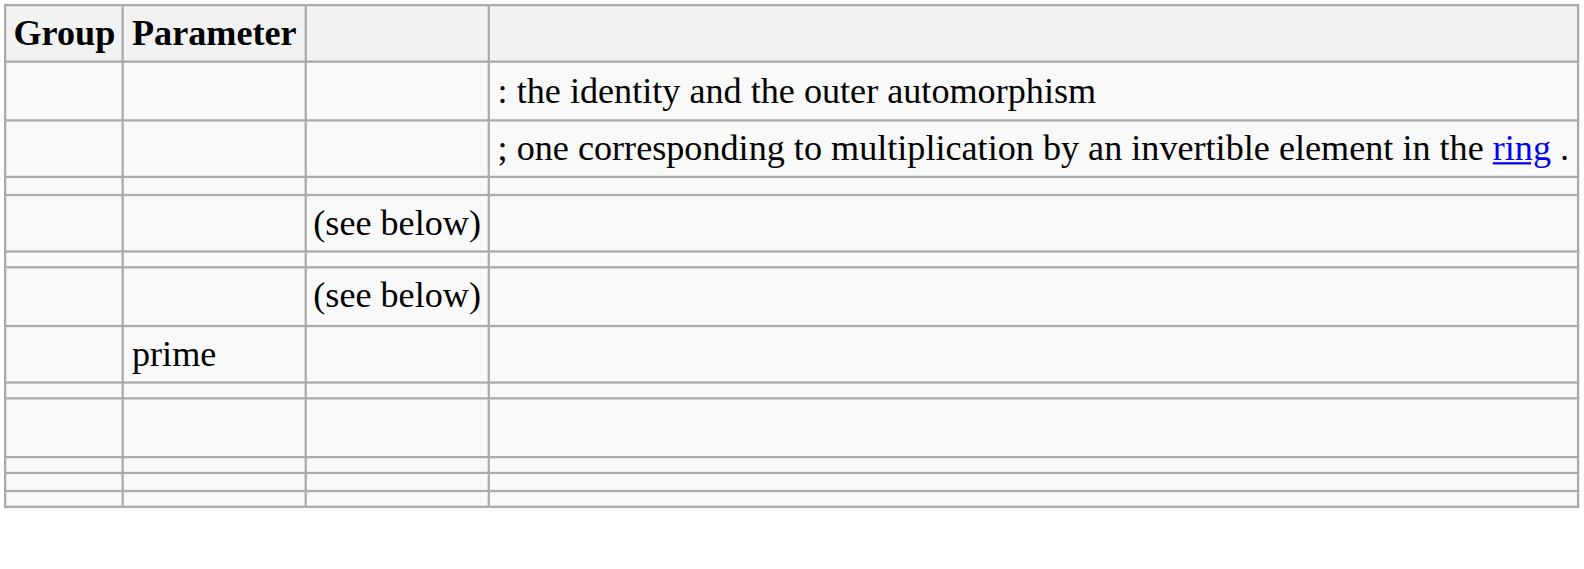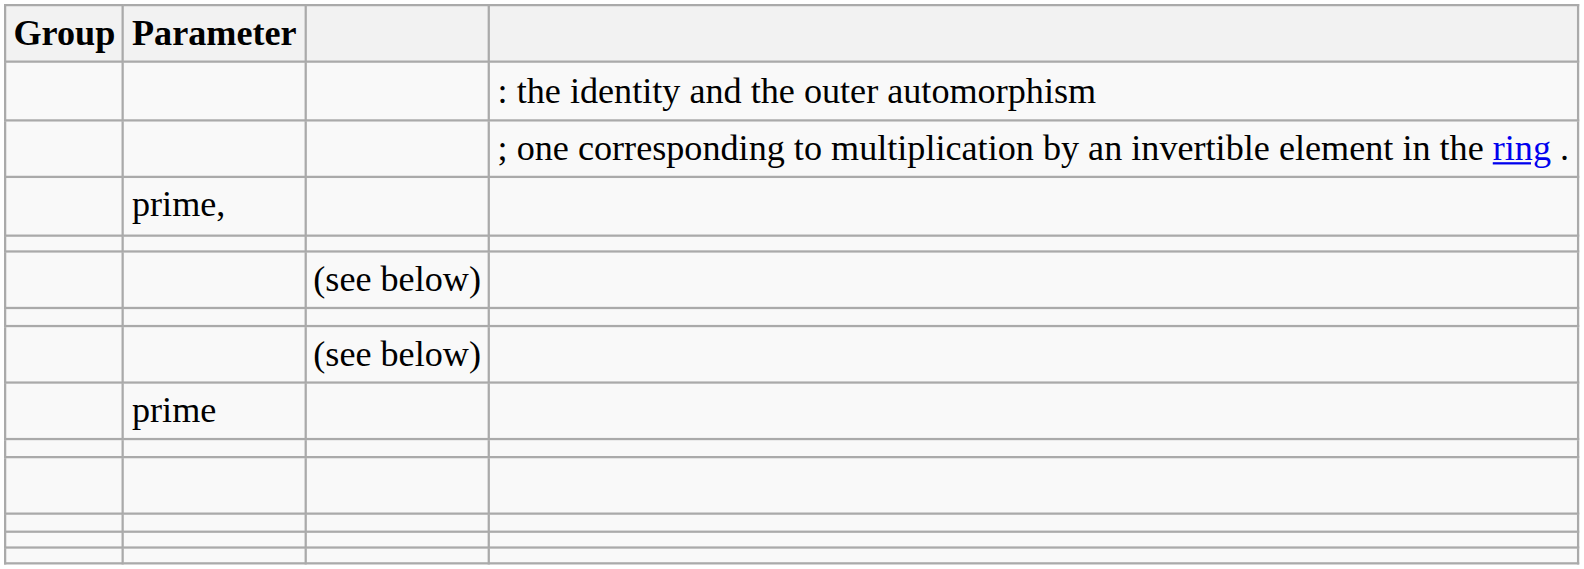+ row: (179, 205)
